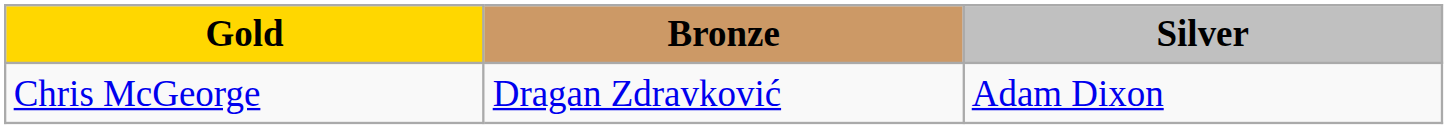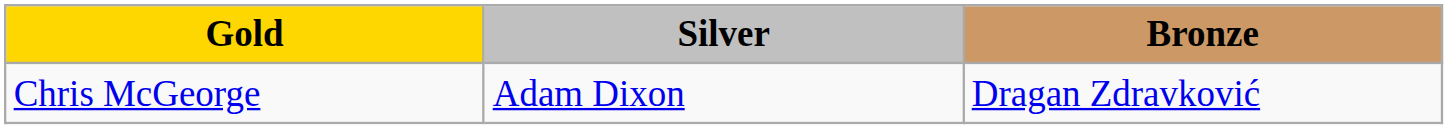columns swapped: (1203, 33) <-> (724, 33)
